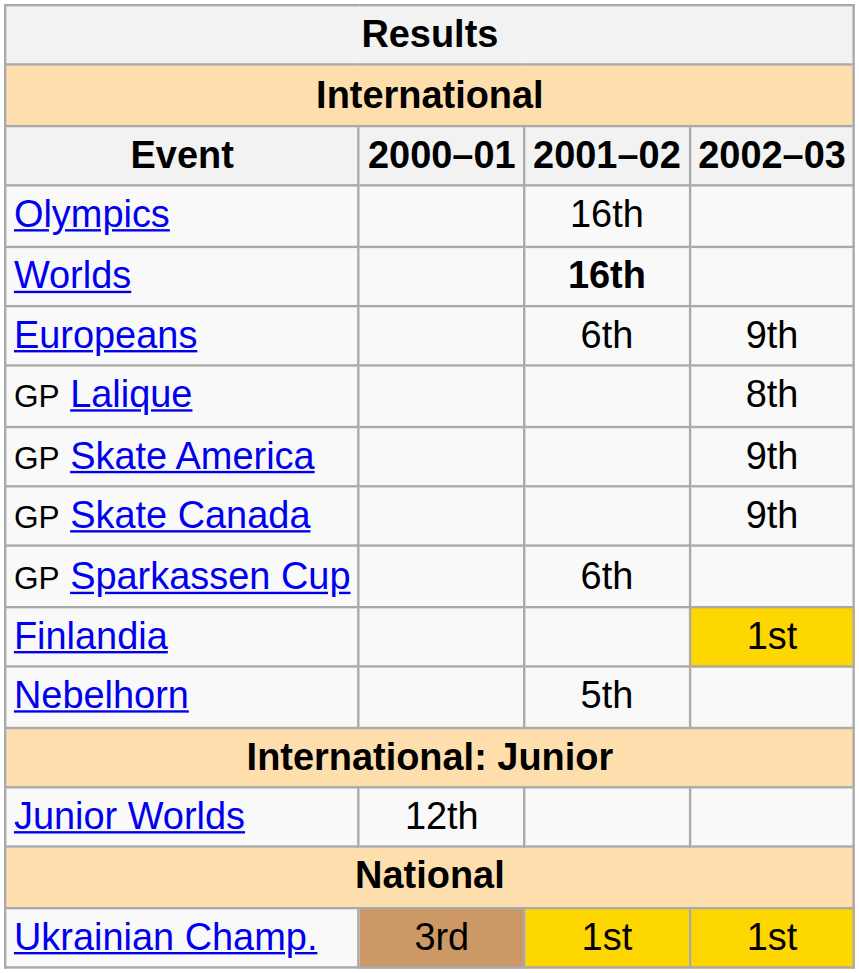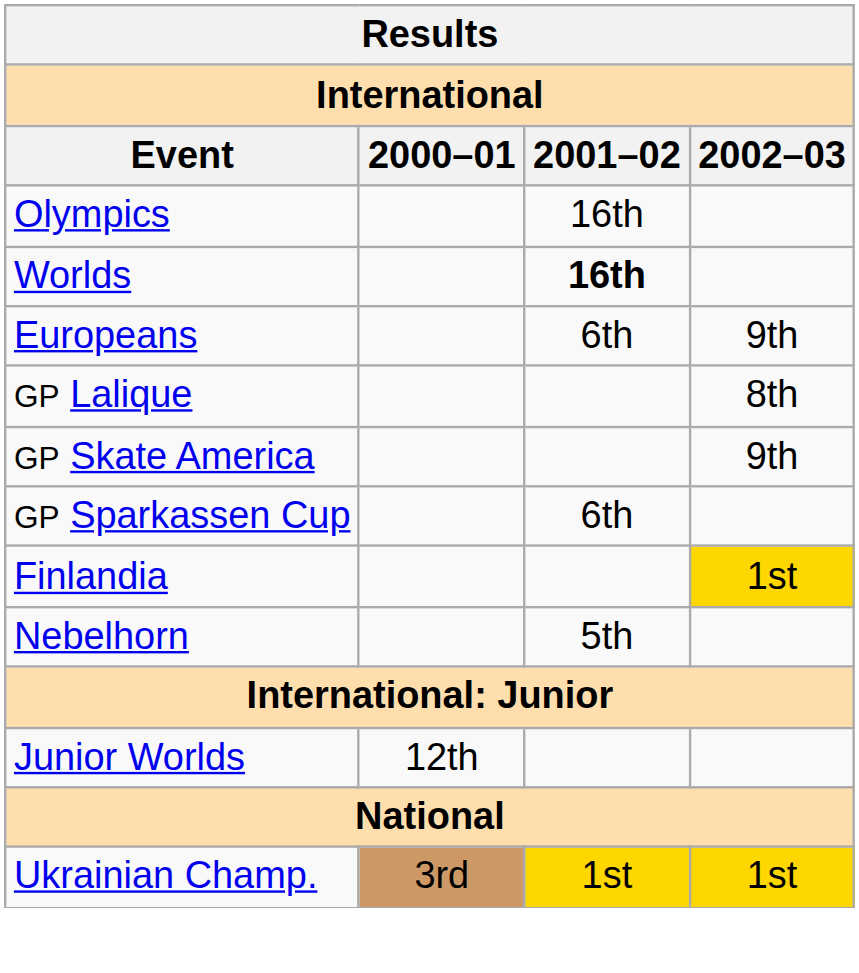- row: (162, 515)
